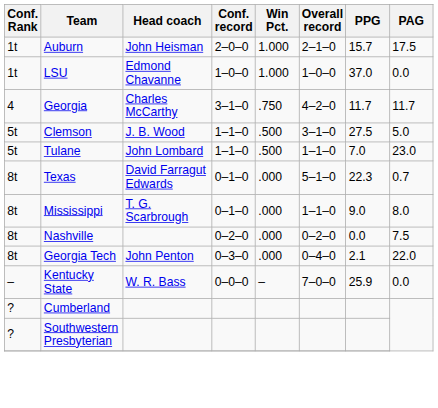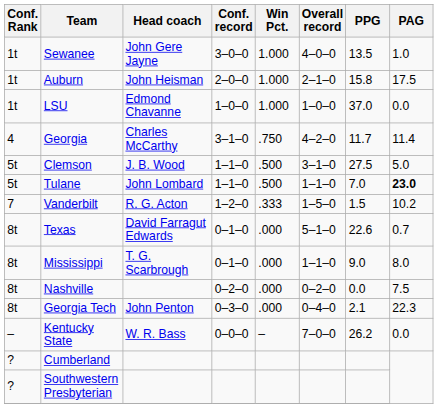+ row: (69, 53)
(361, 47) 15.7 -> (361, 80) 15.8
(404, 106) 11.7 -> (404, 139) 11.4
(404, 151) normal -> (404, 184) bold
+ row: (71, 203)
(361, 177) 22.3 -> (361, 229) 22.6
(404, 256) 22.0 -> (404, 308) 22.3
(361, 282) 25.9 -> (361, 334) 26.2
